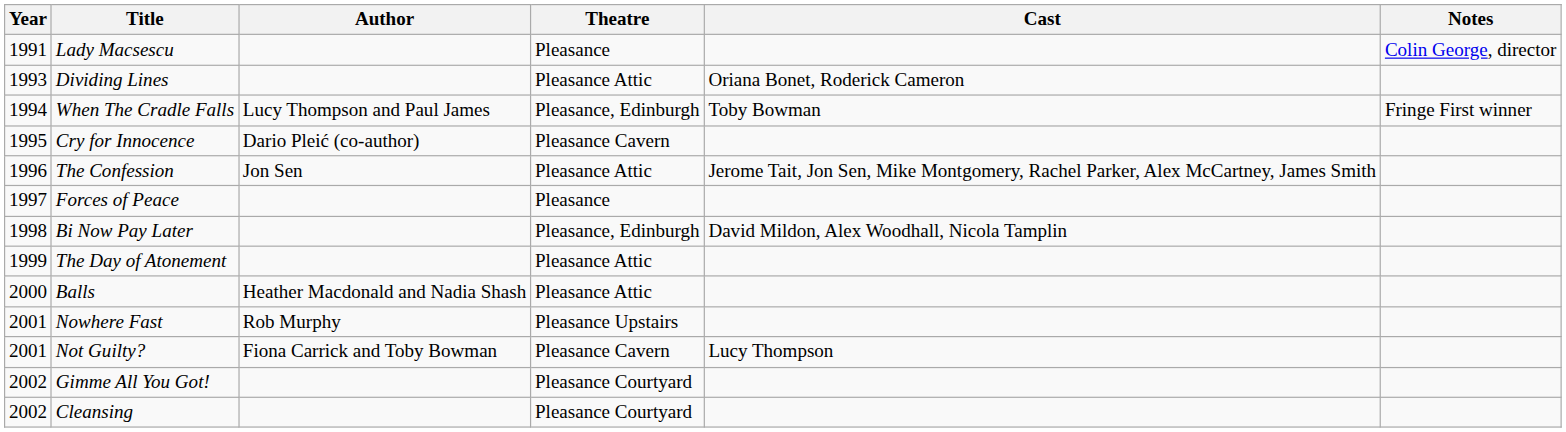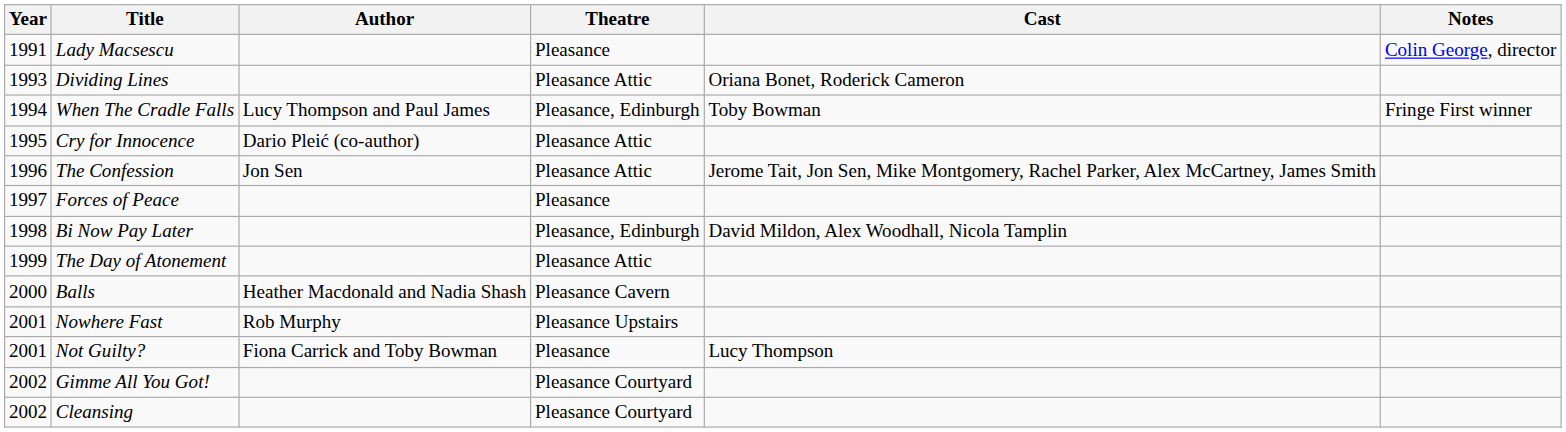(602, 140) Pleasance Cavern -> (593, 140) Pleasance Attic
(593, 291) Pleasance Attic -> (602, 291) Pleasance Cavern
(602, 351) Pleasance Cavern -> (573, 351) Pleasance
